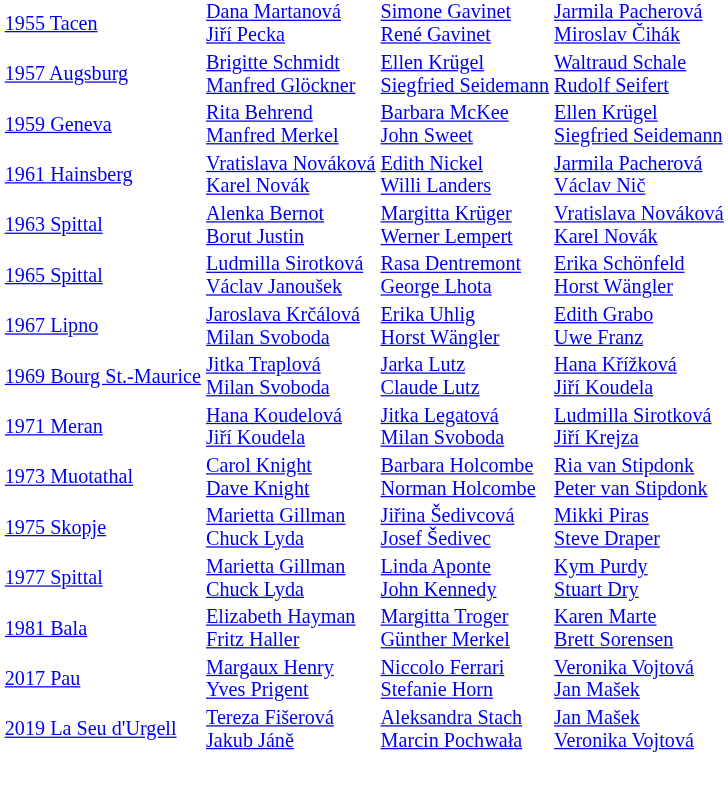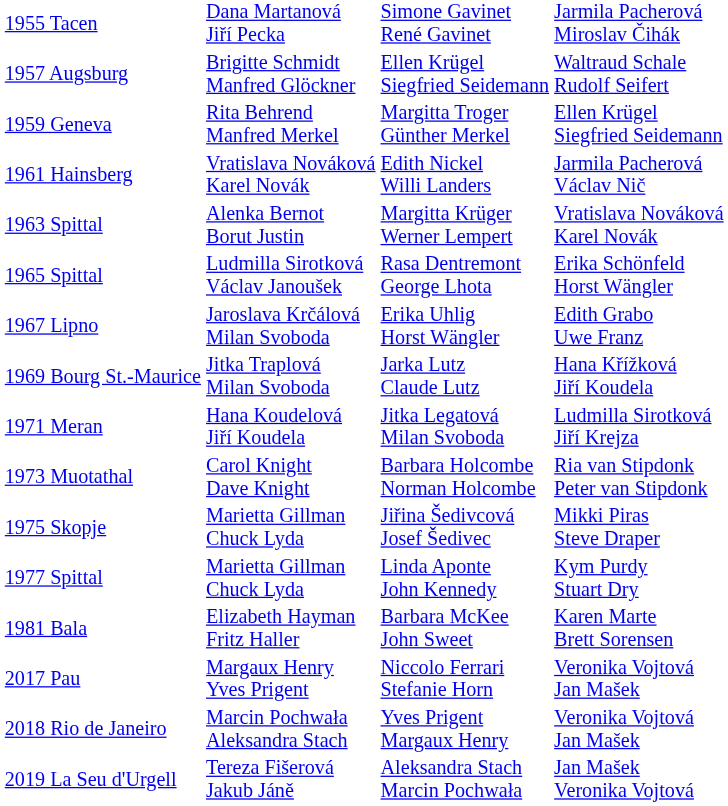(445, 124) Barbara McKee John Sweet -> (445, 124) Margitta Troger Günther Merkel
(445, 628) Margitta Troger Günther Merkel -> (445, 628) Barbara McKee John Sweet
+ row: (86, 728)
